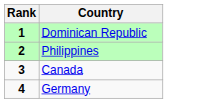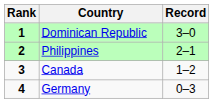+ column: (186, 13)
